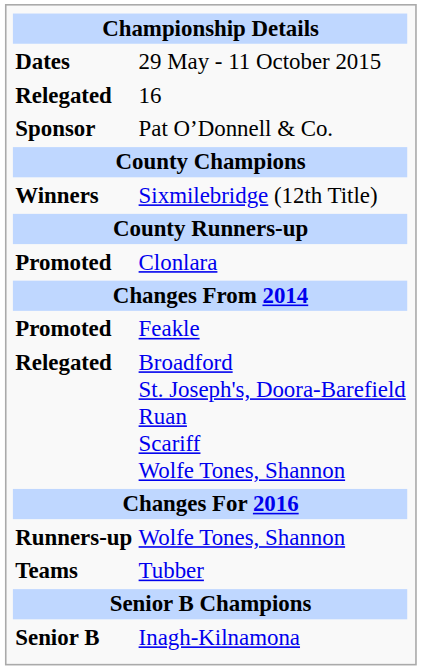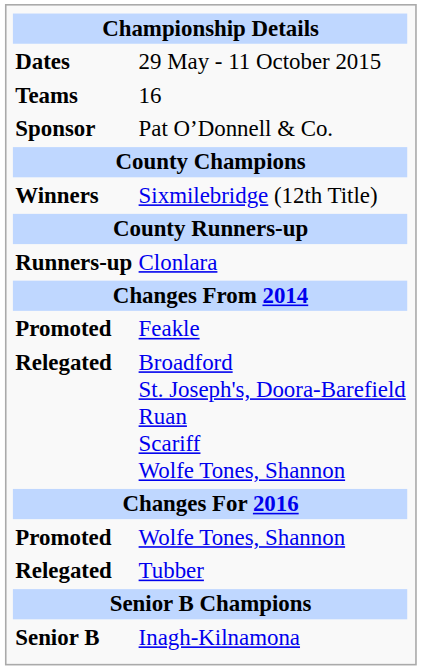(64, 94) Relegated -> (47, 94) Teams
(63, 261) Promoted -> (74, 261) Runners-up
(74, 536) Runners-up -> (63, 536) Promoted
(47, 570) Teams -> (64, 570) Relegated
